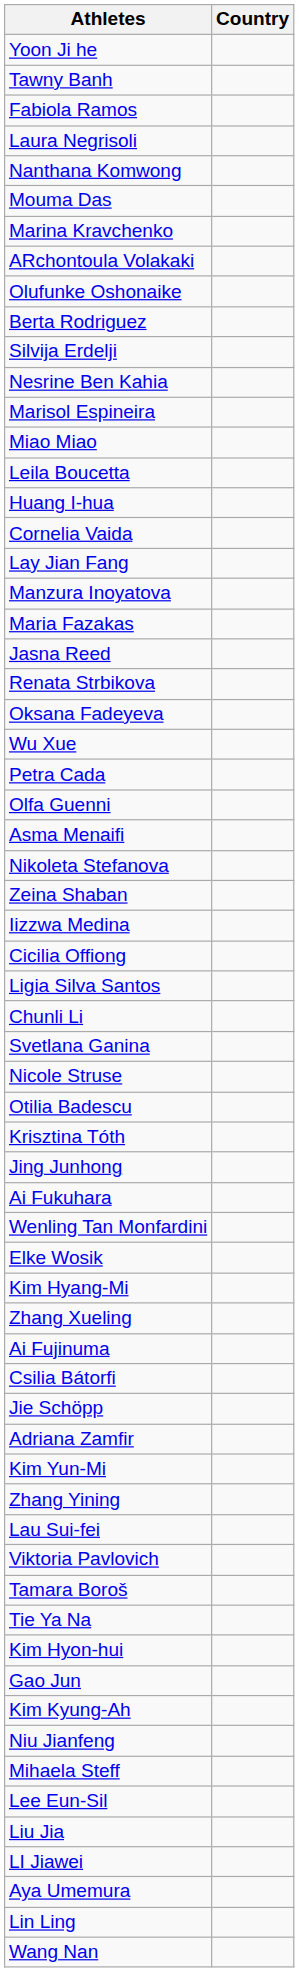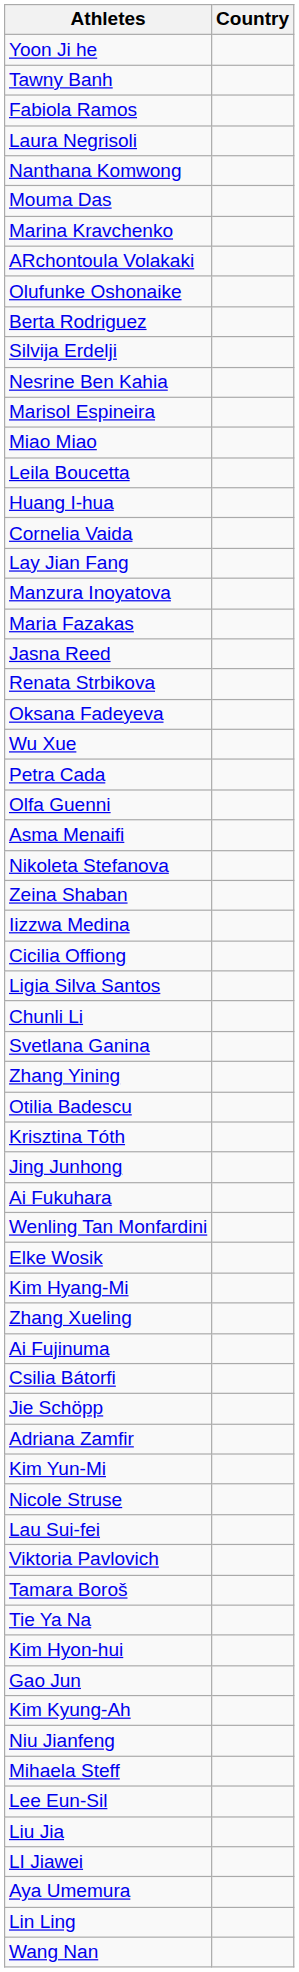rows swapped: (66, 1076) <-> (65, 1499)
